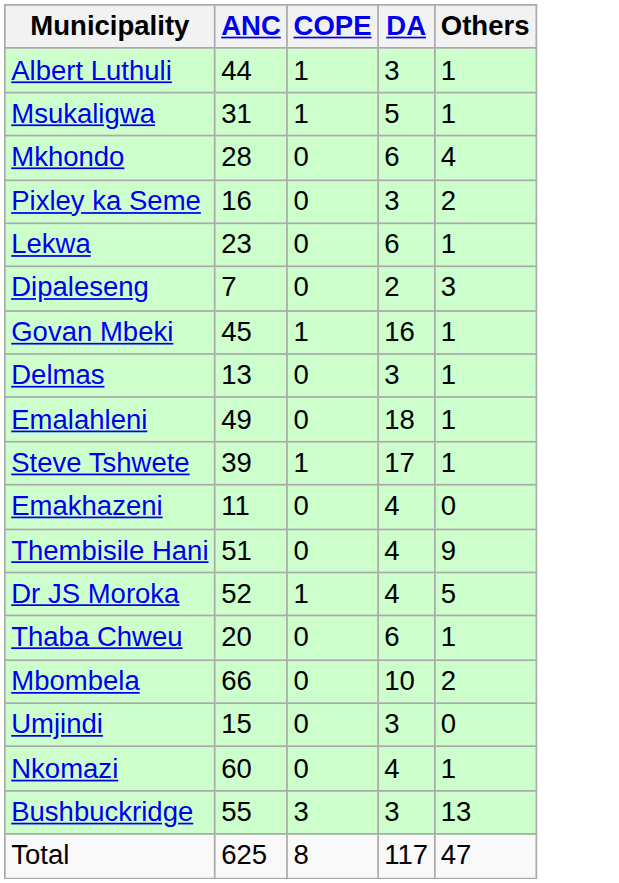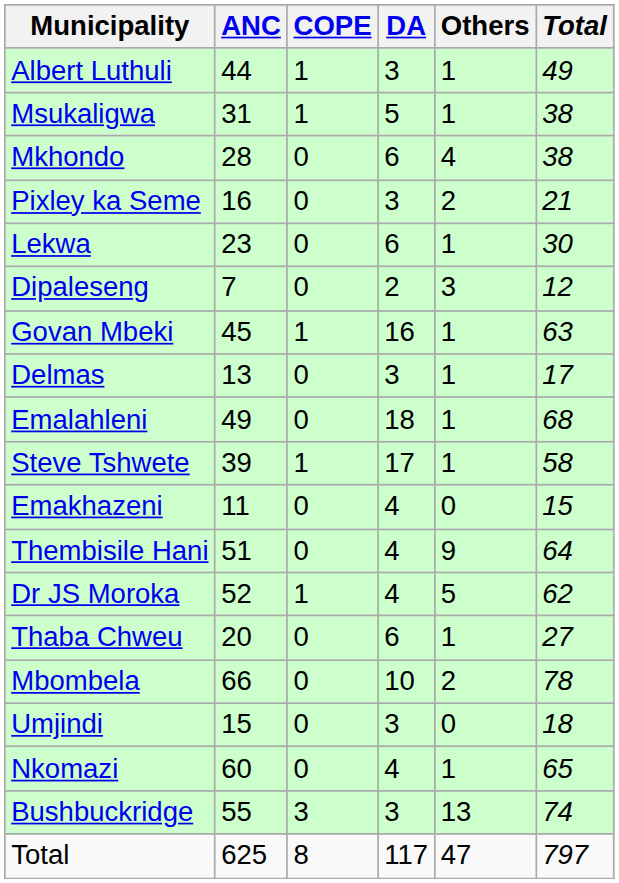+ column: (575, 26)
